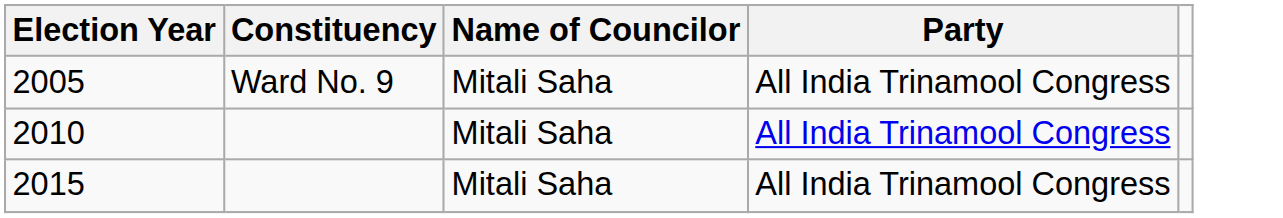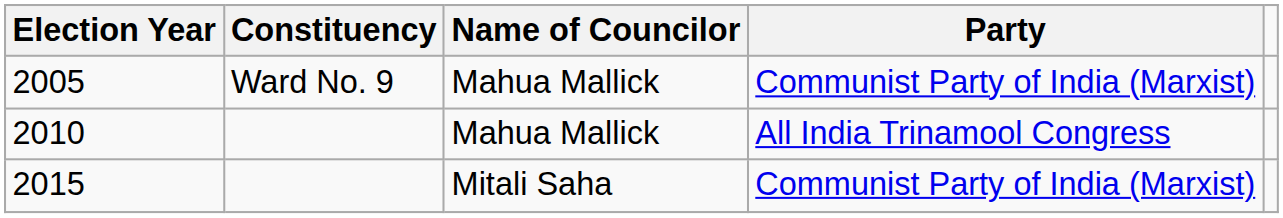(532, 81) Mitali Saha -> (555, 81) Mahua Mallick
(963, 81) All India Trinamool Congress -> (1005, 81) Communist Party of India (Marxist)
(532, 133) Mitali Saha -> (555, 133) Mahua Mallick
(963, 184) All India Trinamool Congress -> (1005, 184) Communist Party of India (Marxist)
